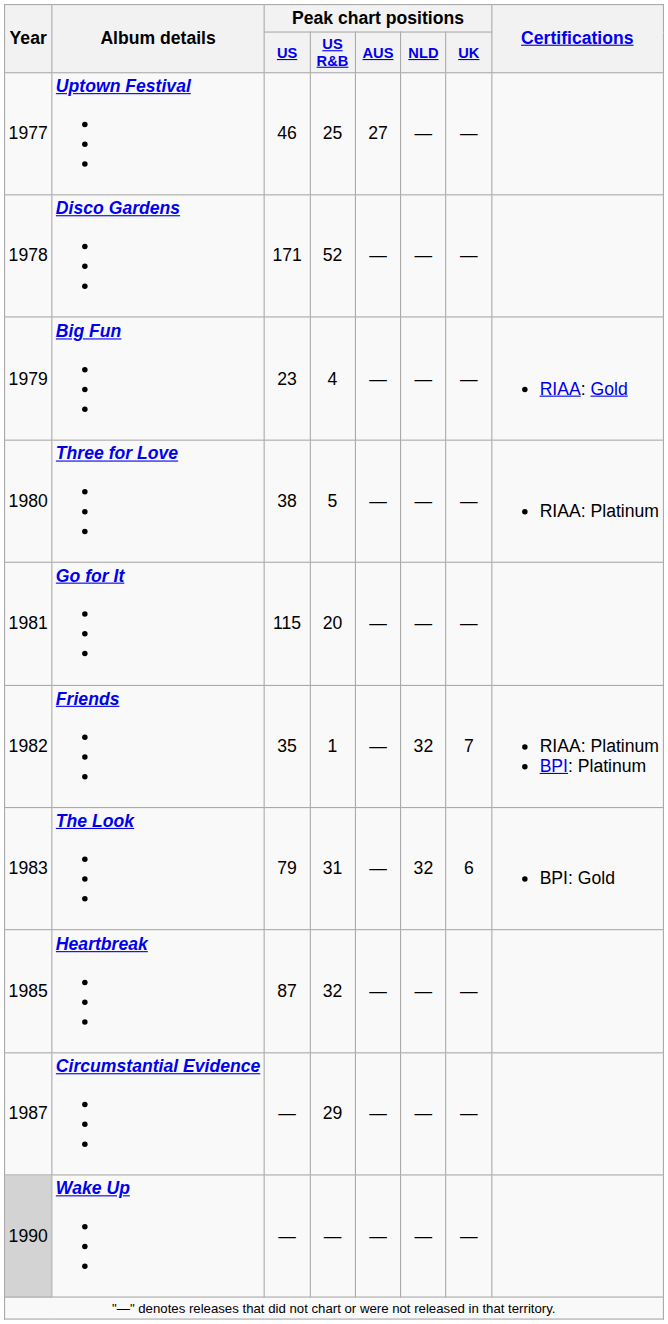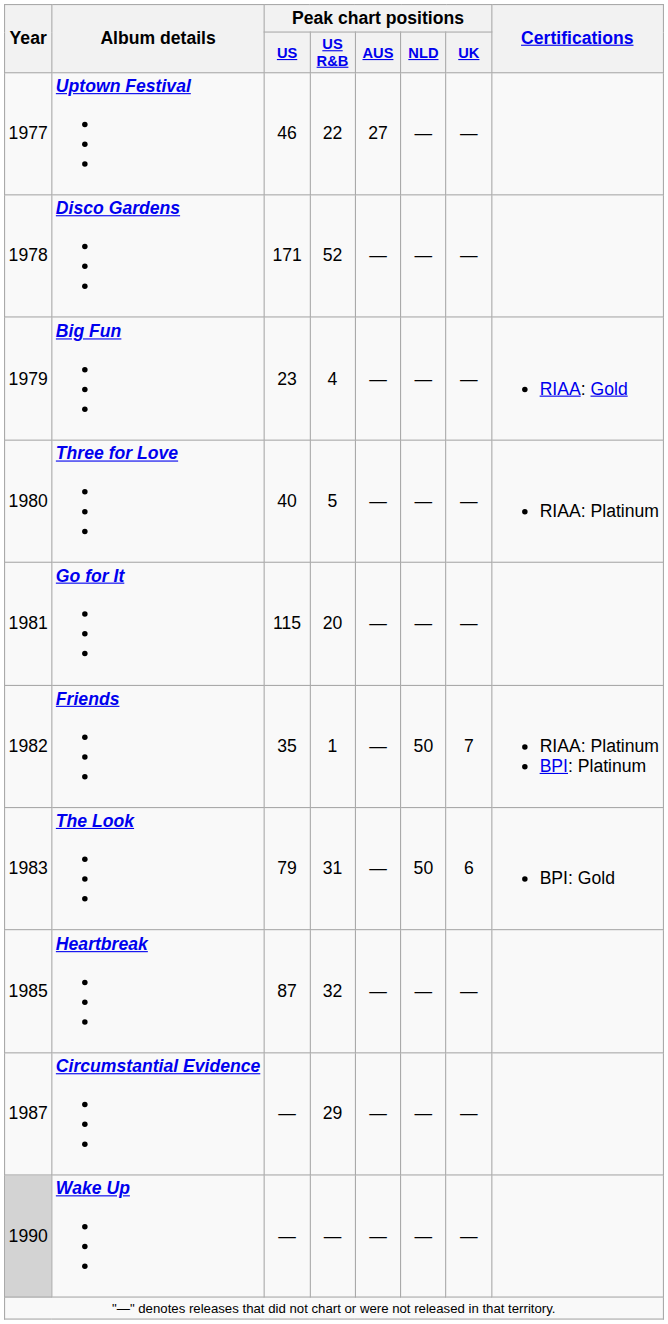(333, 133) 25 -> (333, 133) 22
(287, 501) 38 -> (287, 501) 40
(423, 746) 32 -> (423, 746) 50
(423, 868) 32 -> (423, 868) 50
